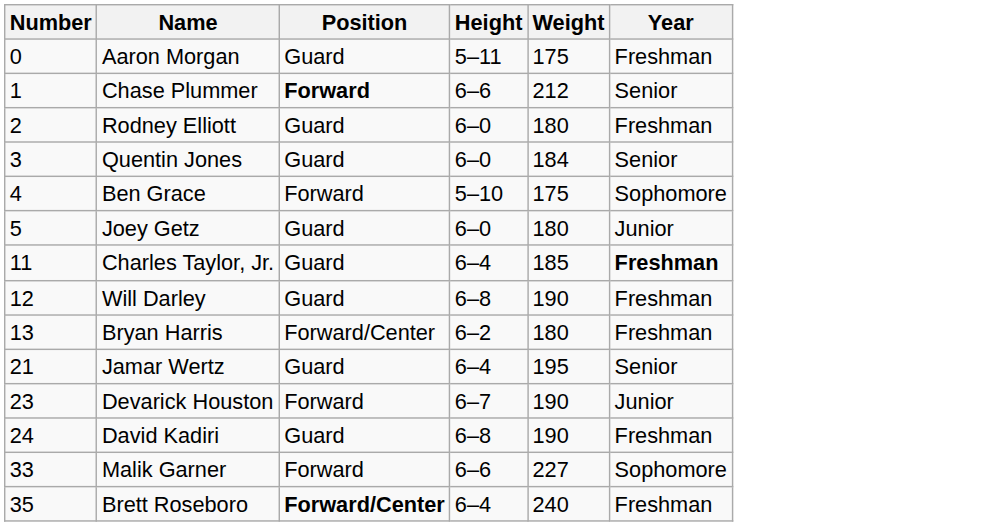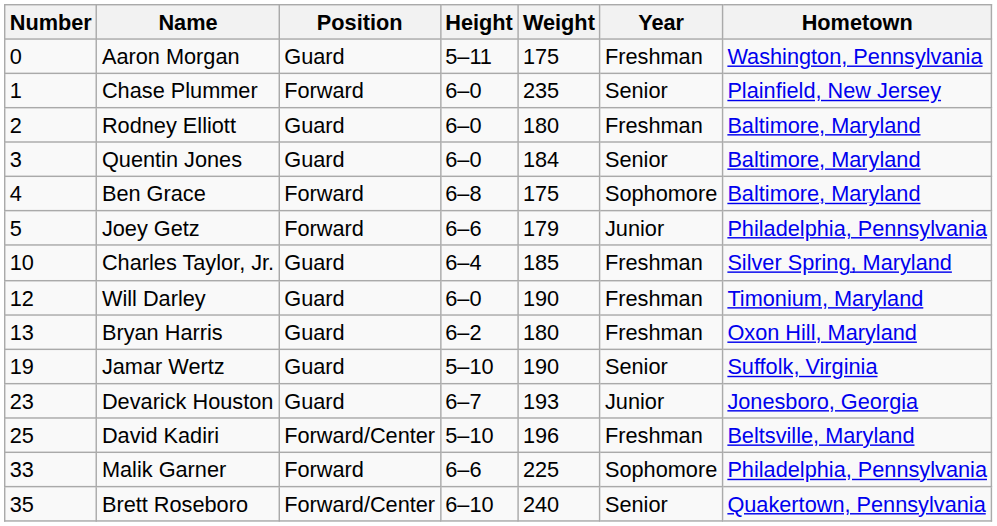+ column: (857, 22)
(327, 91) bold -> (324, 91) normal
(473, 91) 6–6 -> (463, 91) 6–0
(551, 91) 212 -> (541, 91) 235
(479, 194) 5–10 -> (463, 194) 6–8
(314, 229) Guard -> (324, 229) Forward
(473, 229) 6–0 -> (463, 229) 6–6
(551, 229) 180 -> (541, 229) 179
(21, 263) 11 -> (22, 263) 10
(667, 263) bold -> (654, 263) normal
(473, 297) 6–8 -> (463, 297) 6–0
(360, 332) Forward/Center -> (314, 332) Guard
(22, 366) 21 -> (22, 366) 19
(473, 366) 6–4 -> (469, 366) 5–10
(551, 366) 195 -> (541, 366) 190
(324, 401) Forward -> (314, 401) Guard
(551, 401) 190 -> (541, 401) 193
(22, 435) 24 -> (22, 435) 25
(314, 435) Guard -> (360, 435) Forward/Center
(473, 435) 6–8 -> (469, 435) 5–10
(551, 435) 190 -> (541, 435) 196
(551, 469) 227 -> (541, 469) 225
(364, 504) bold -> (360, 504) normal
(473, 504) 6–4 -> (469, 504) 6–10
(663, 504) Freshman -> (636, 504) Senior
